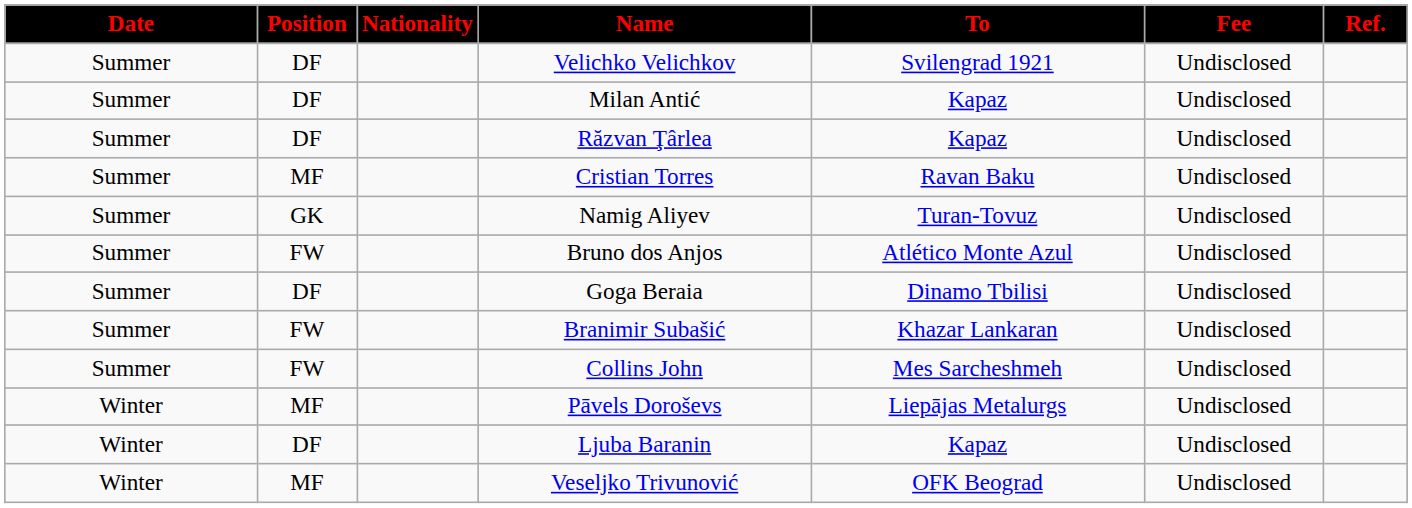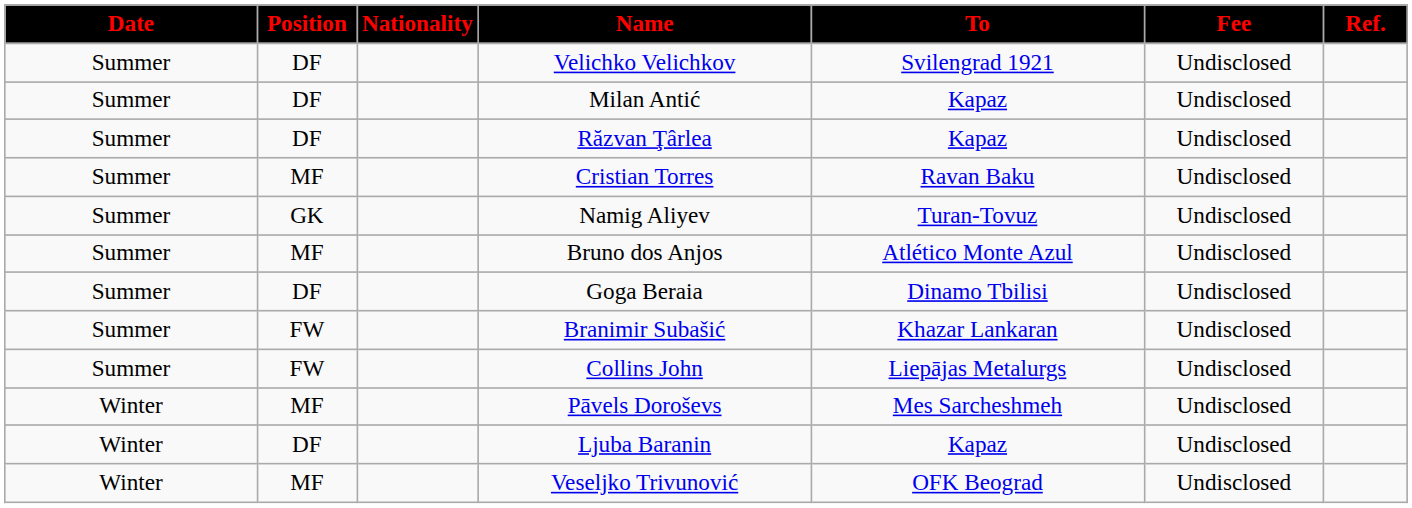(307, 253) FW -> (307, 253) MF
(977, 368) Mes Sarcheshmeh -> (977, 368) Liepājas Metalurgs
(977, 406) Liepājas Metalurgs -> (977, 406) Mes Sarcheshmeh
